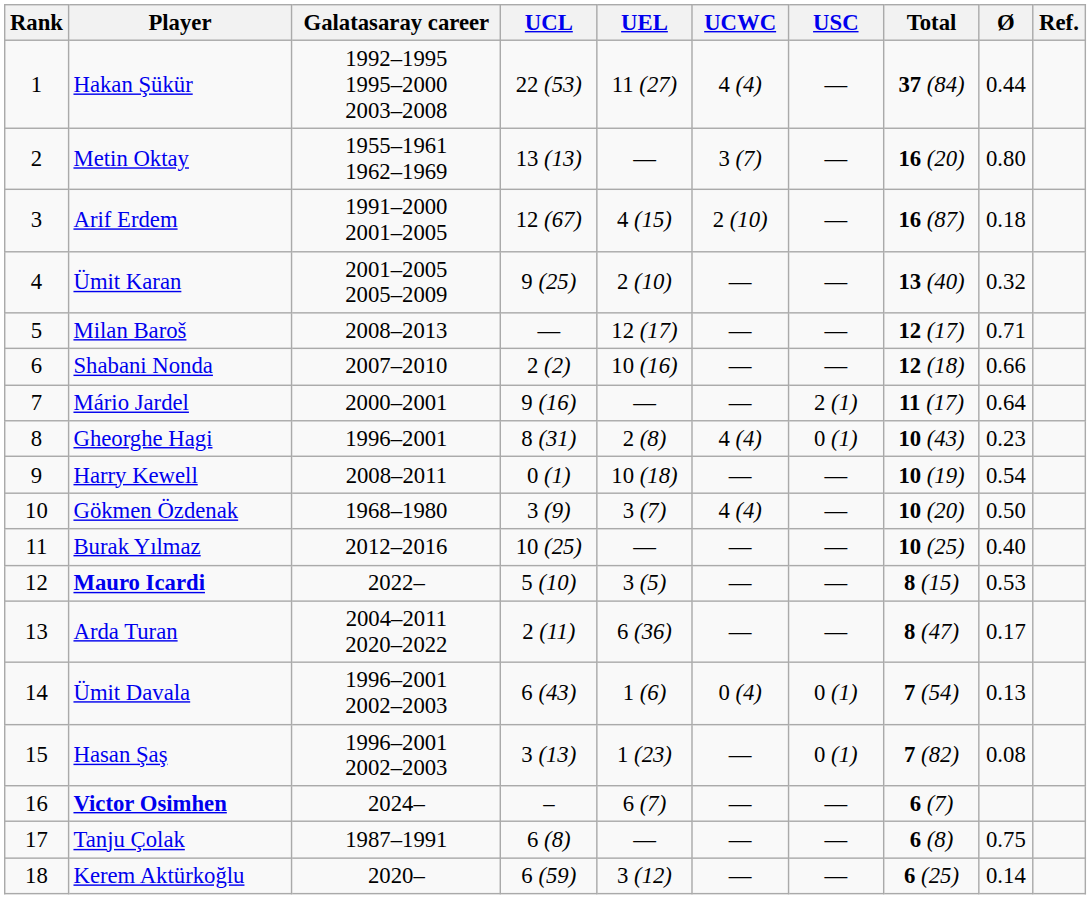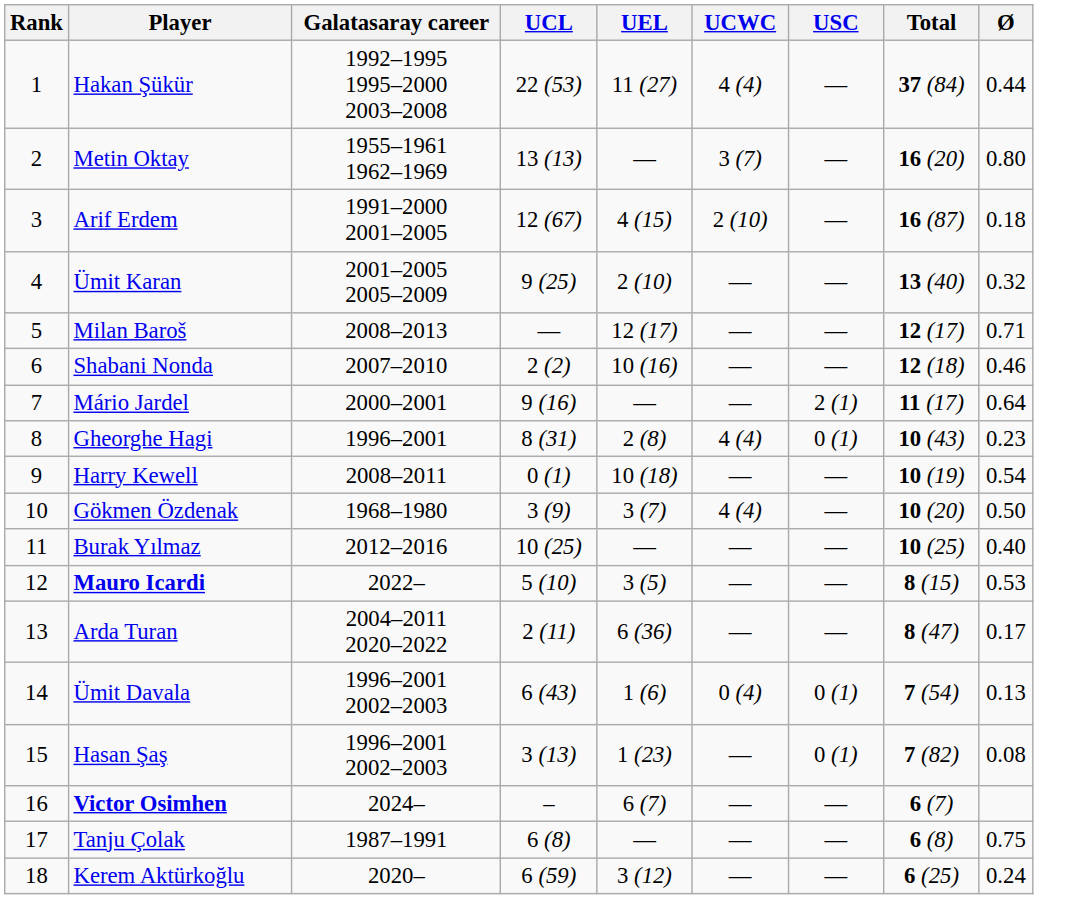- column: (1059, 22)
(1006, 366) 0.66 -> (1006, 366) 0.46
(1006, 875) 0.14 -> (1006, 875) 0.24
